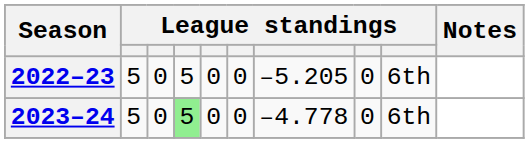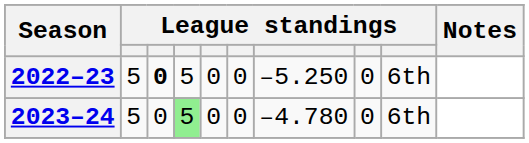(160, 77) normal -> (160, 77) bold
(304, 77) –5.205 -> (304, 77) –5.250
(304, 117) –4.778 -> (304, 117) –4.780
